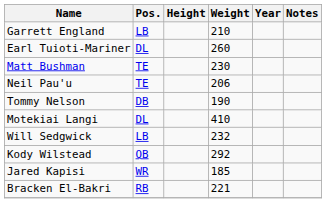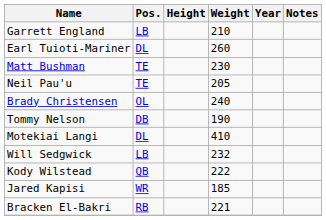(221, 84) 206 -> (221, 84) 205
+ row: (62, 101)
(221, 154) 292 -> (221, 171) 222
